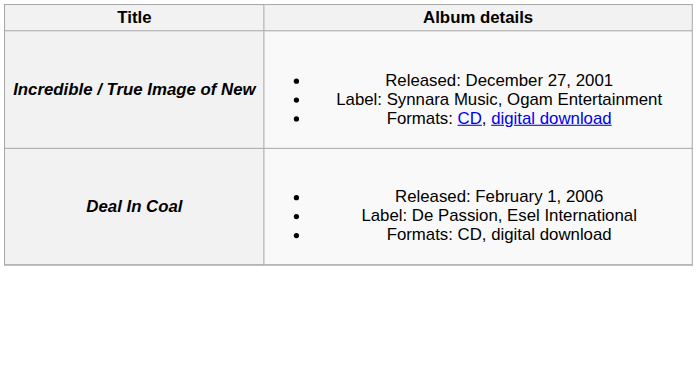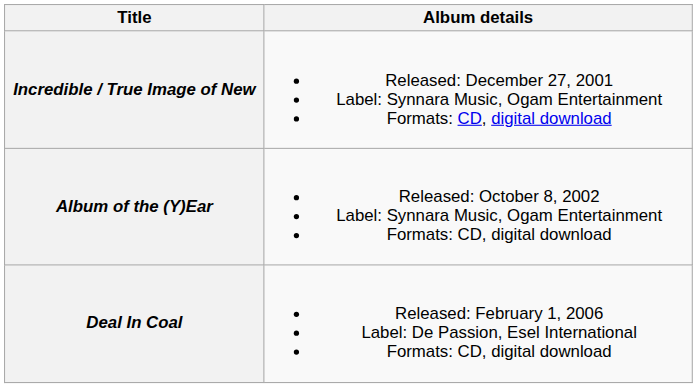+ row: (134, 206)
